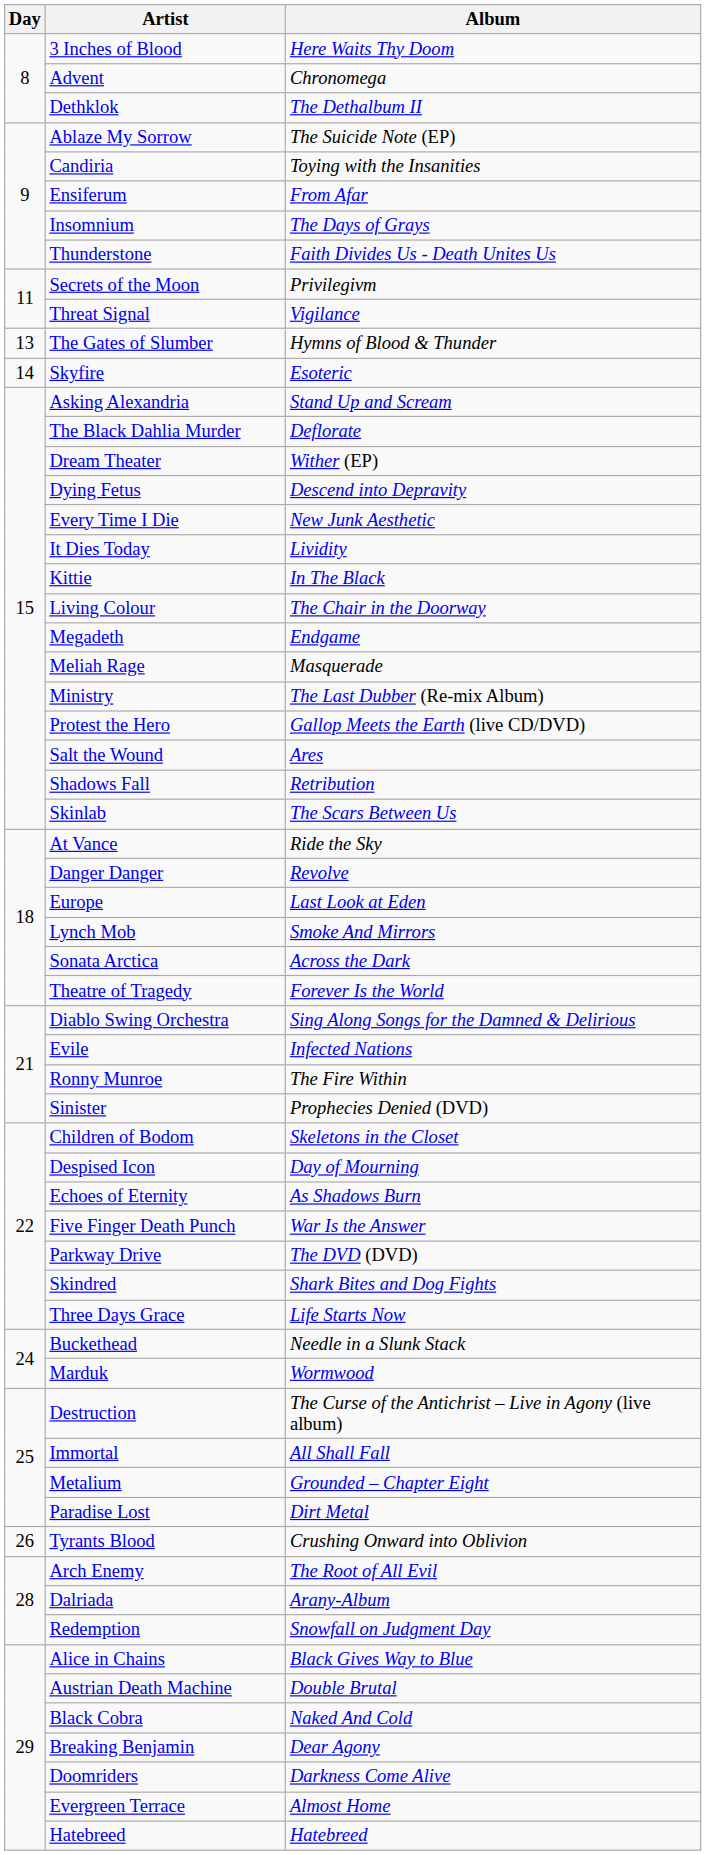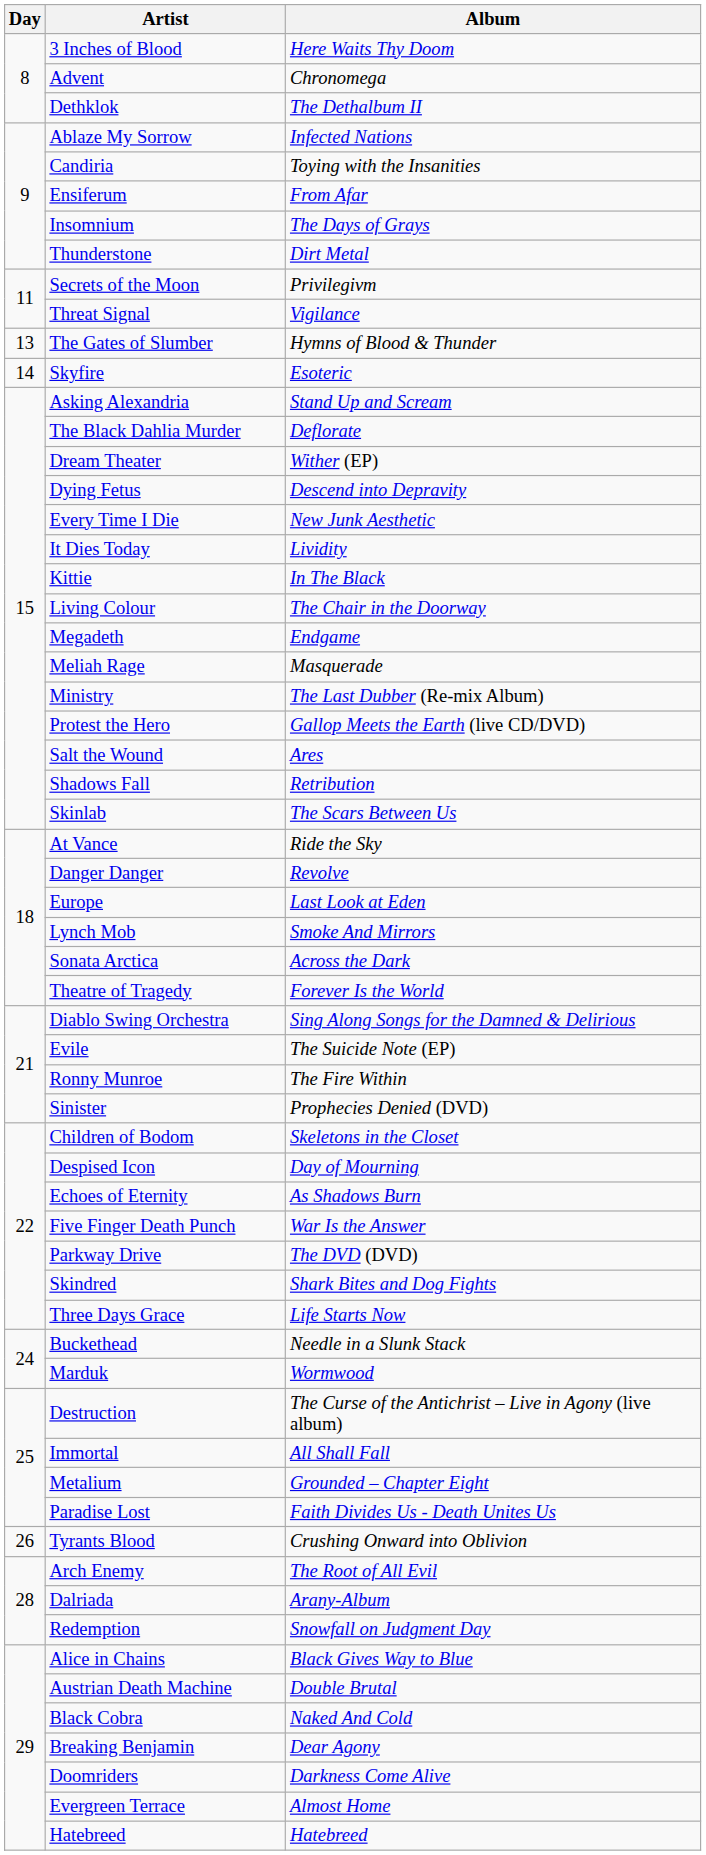(373, 136) The Suicide Note (EP) -> (351, 136) Infected Nations
(423, 254) Faith Divides Us - Death Unites Us -> (329, 254) Dirt Metal
(351, 1049) Infected Nations -> (373, 1049) The Suicide Note (EP)
(329, 1511) Dirt Metal -> (423, 1511) Faith Divides Us - Death Unites Us
